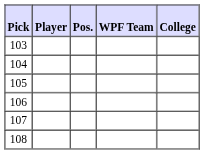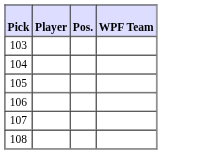- column: (178, 27)
